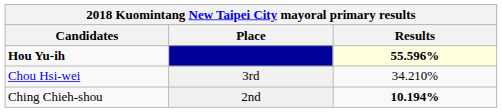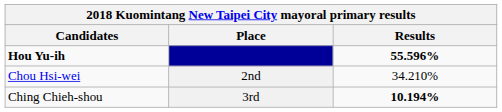(415, 55) lightyellow background -> (415, 55) no background
(251, 76) 3rd -> (251, 76) 2nd
(251, 96) 2nd -> (251, 96) 3rd
